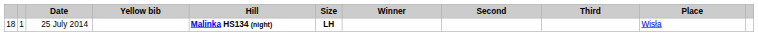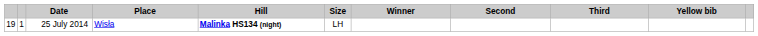columns swapped: (692, 10) <-> (141, 10)
(11, 24) 18 -> (11, 24) 19
(329, 24) bold -> (338, 24) normal
